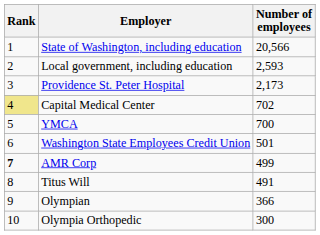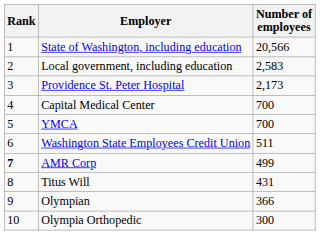(270, 66) 2,593 -> (270, 66) 2,583
(10, 104) khaki background -> (10, 104) no background
(265, 104) 702 -> (265, 104) 700
(265, 143) 501 -> (265, 143) 511
(265, 182) 491 -> (265, 182) 431
